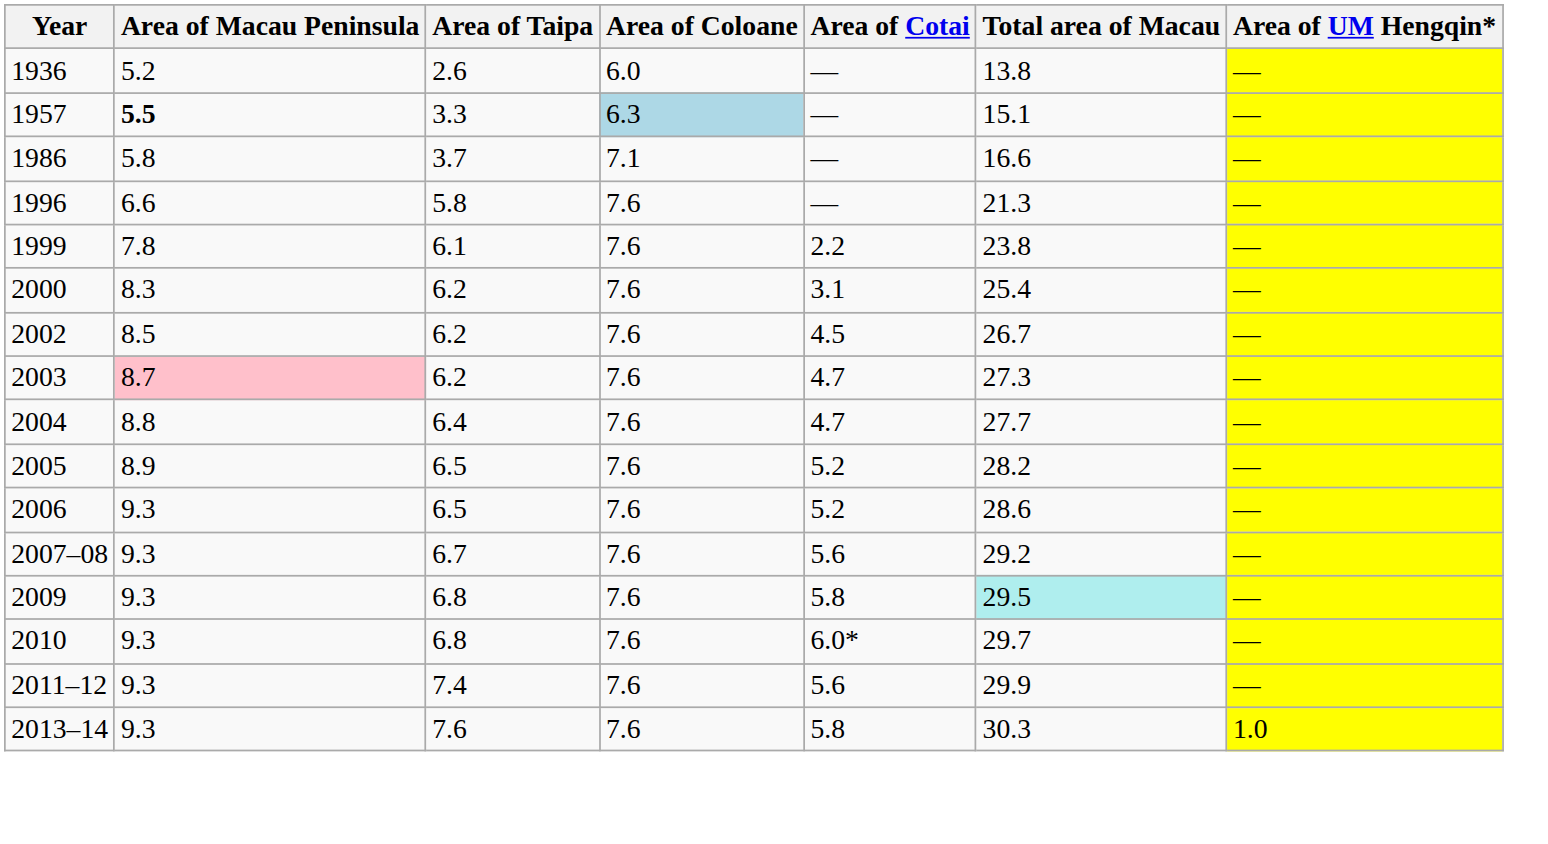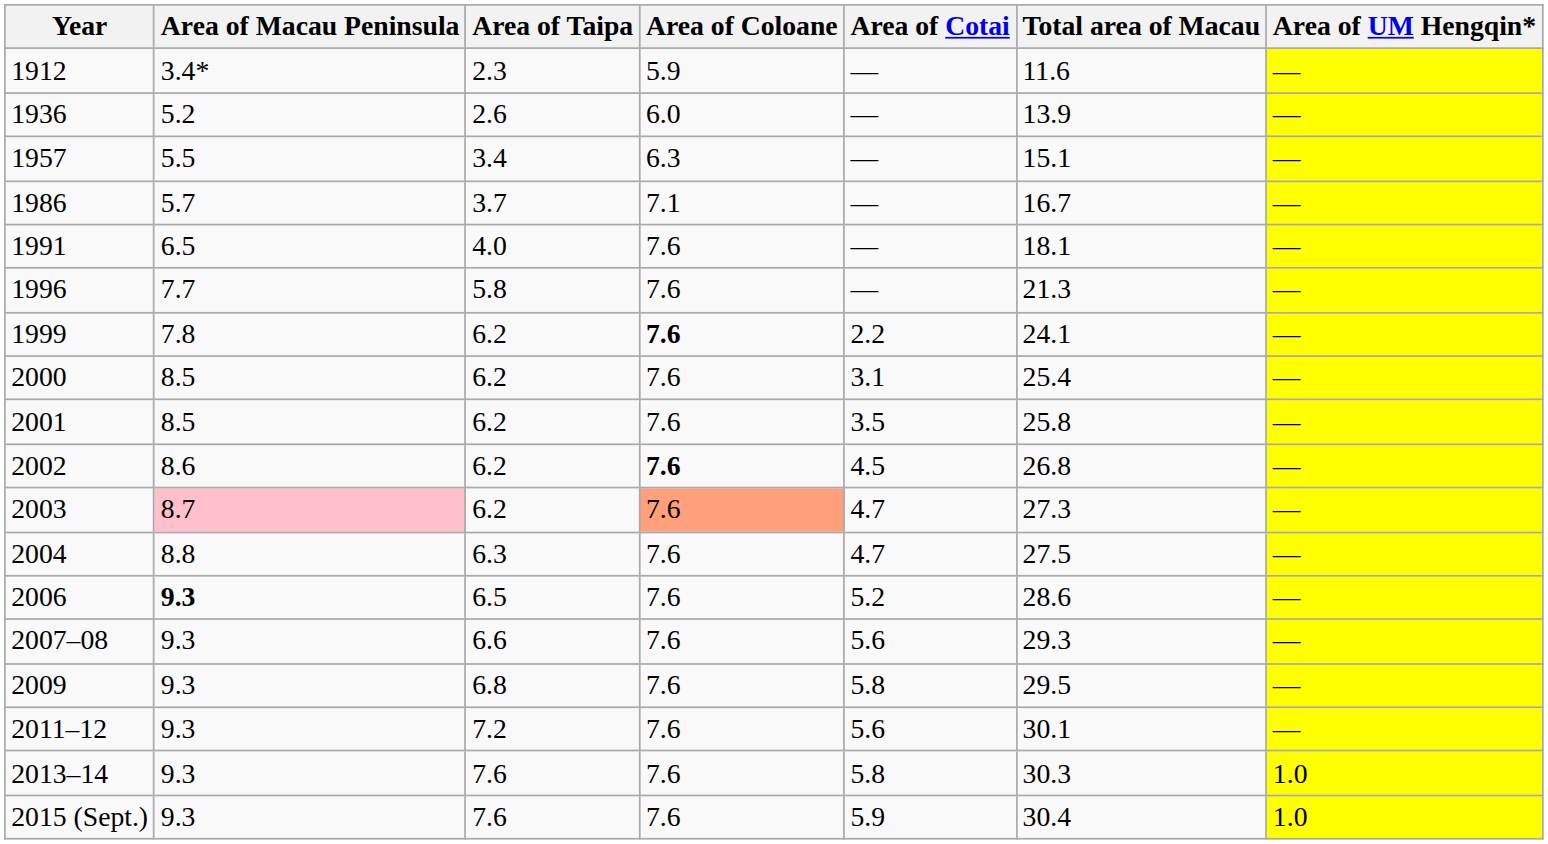+ row: (39, 70)
(1007, 70) 13.8 -> (1047, 114) 13.9
(138, 114) bold -> (178, 158) normal
(450, 114) 3.3 -> (490, 158) 3.4
(623, 114) lightblue background -> (663, 158) no background
(138, 158) 5.8 -> (178, 202) 5.7
(1007, 158) 16.6 -> (1047, 202) 16.7
+ row: (39, 245)
(138, 202) 6.6 -> (178, 289) 7.7
(450, 245) 6.1 -> (490, 333) 6.2
(623, 245) normal -> (663, 333) bold
(1007, 245) 23.8 -> (1047, 333) 24.1
(138, 289) 8.3 -> (178, 377) 8.5
+ row: (39, 421)
(138, 333) 8.5 -> (178, 465) 8.6
(623, 333) normal -> (663, 465) bold
(1007, 333) 26.7 -> (1047, 465) 26.8
(623, 377) no background -> (663, 509) lightsalmon background
(450, 421) 6.4 -> (490, 553) 6.3
(1007, 421) 27.7 -> (1047, 553) 27.5
- row: (39, 465)
(138, 509) normal -> (178, 597) bold
(450, 553) 6.7 -> (490, 641) 6.6
(1007, 553) 29.2 -> (1047, 641) 29.3
(1007, 597) paleturquoise background -> (1047, 684) no background
- row: (39, 641)
(450, 684) 7.4 -> (490, 728) 7.2
(1007, 684) 29.9 -> (1047, 728) 30.1
+ row: (80, 816)
